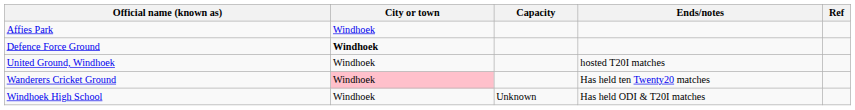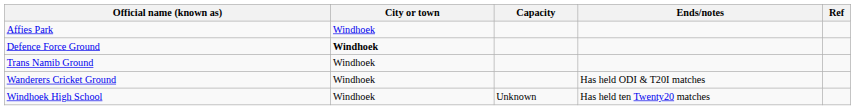+ row: (50, 63)
- row: (61, 63)
(354, 80) pink background -> (354, 80) no background
(645, 80) Has held ten Twenty20 matches -> (643, 80) Has held ODI & T20I matches
(643, 97) Has held ODI & T20I matches -> (645, 97) Has held ten Twenty20 matches
